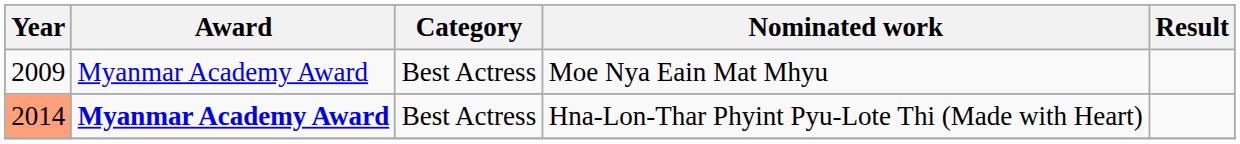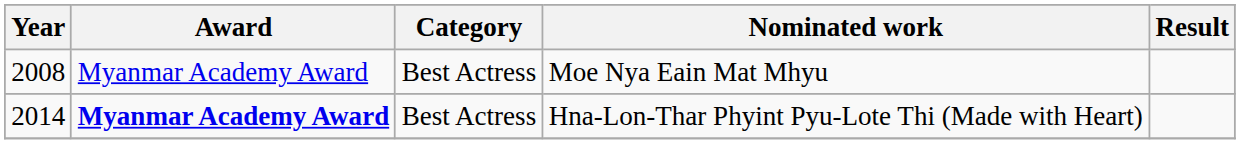(38, 71) 2009 -> (38, 71) 2008
(38, 116) lightsalmon background -> (38, 116) no background
